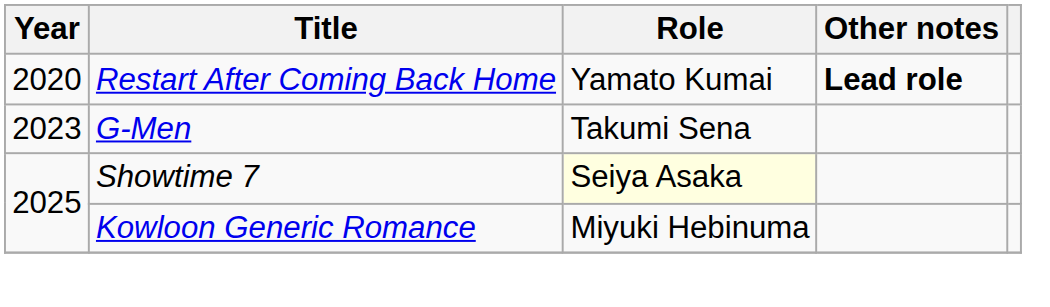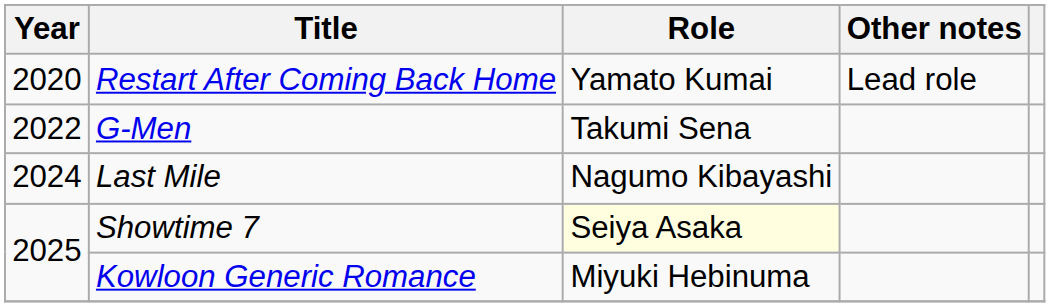(893, 78) bold -> (912, 78) normal
(47, 128) 2023 -> (47, 128) 2022
+ row: (158, 177)
